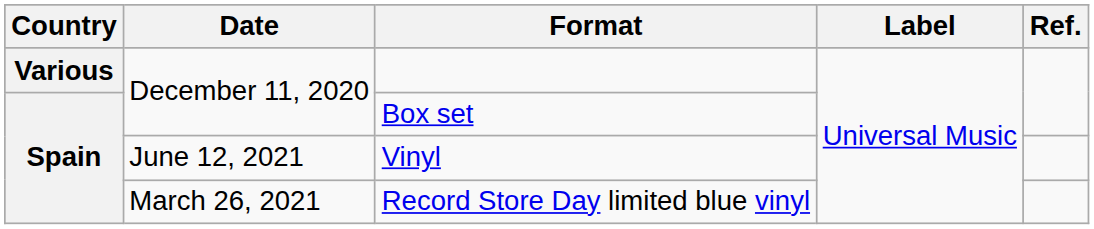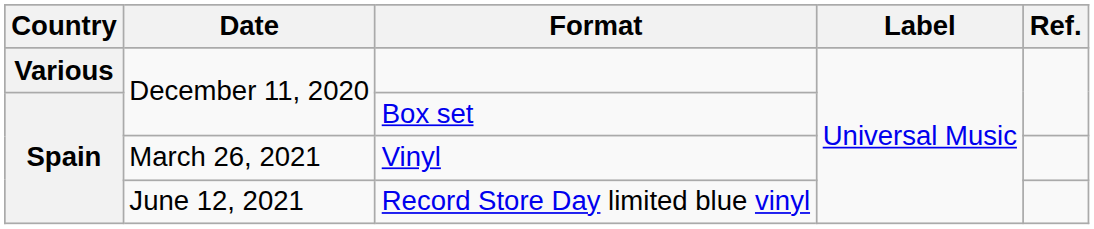(217, 157) June 12, 2021 -> (225, 157) March 26, 2021
(225, 200) March 26, 2021 -> (217, 200) June 12, 2021
